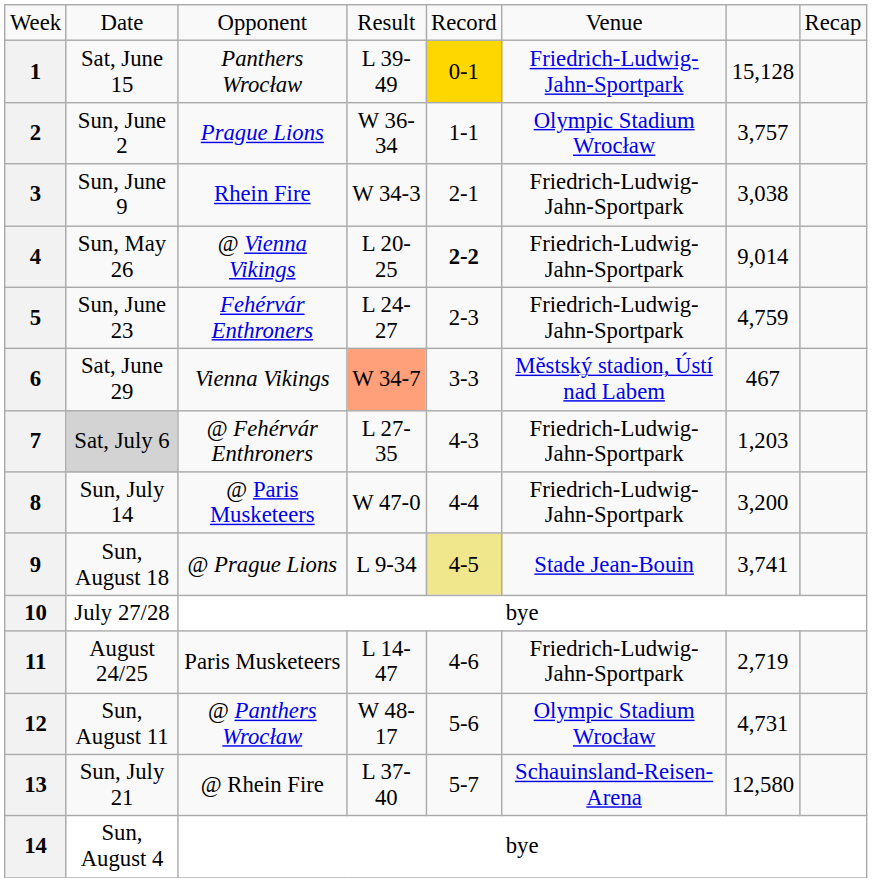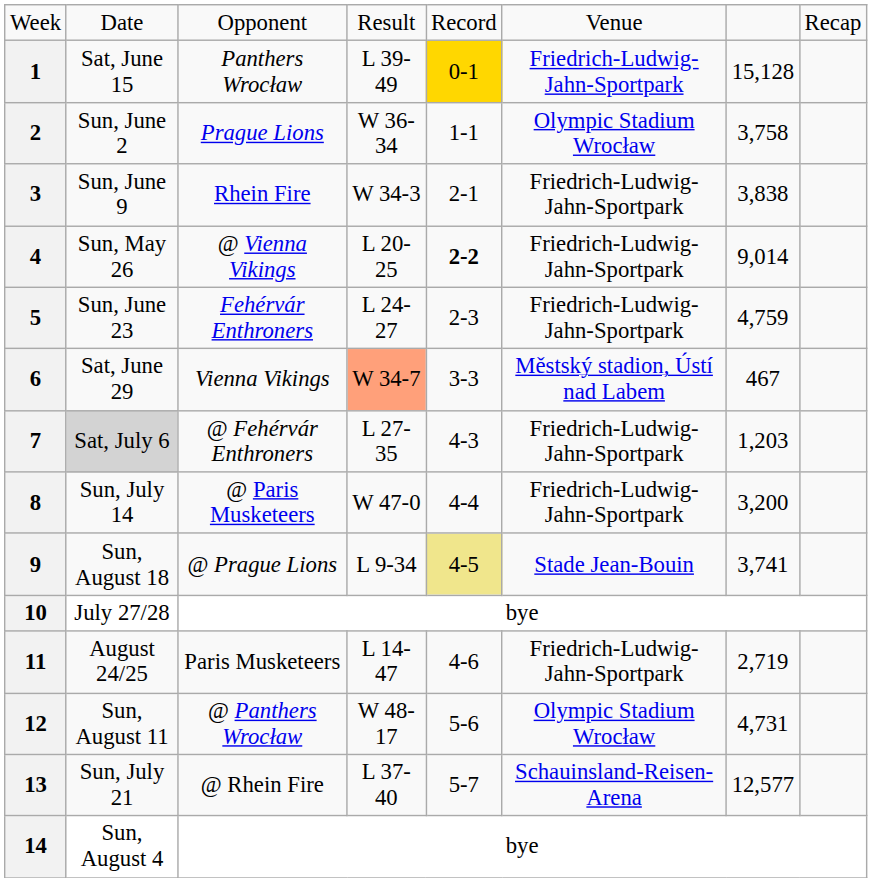(763, 132) 3,757 -> (763, 132) 3,758
(763, 194) 3,038 -> (763, 194) 3,838
(763, 784) 12,580 -> (763, 784) 12,577
